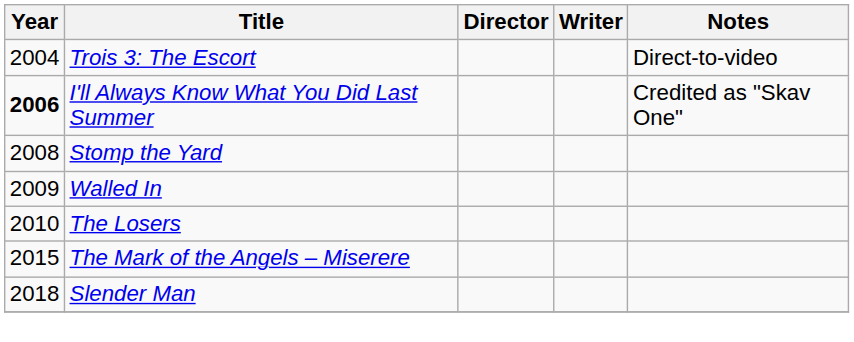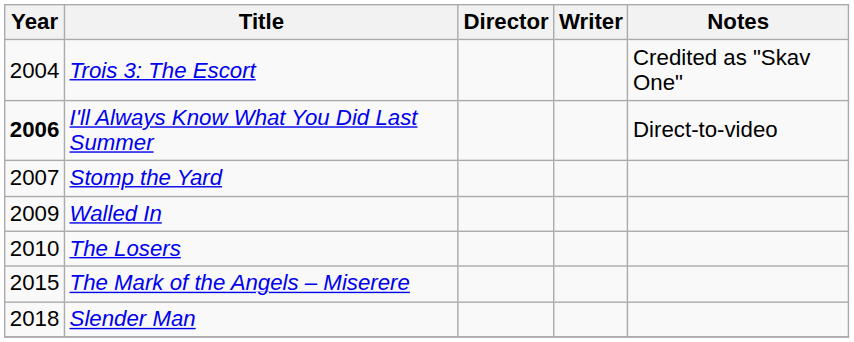(705, 57) Direct-to-video -> (722, 69) Credited as "Skav One"
(722, 105) Credited as "Skav One" -> (705, 130) Direct-to-video
(35, 152) 2008 -> (35, 177) 2007
